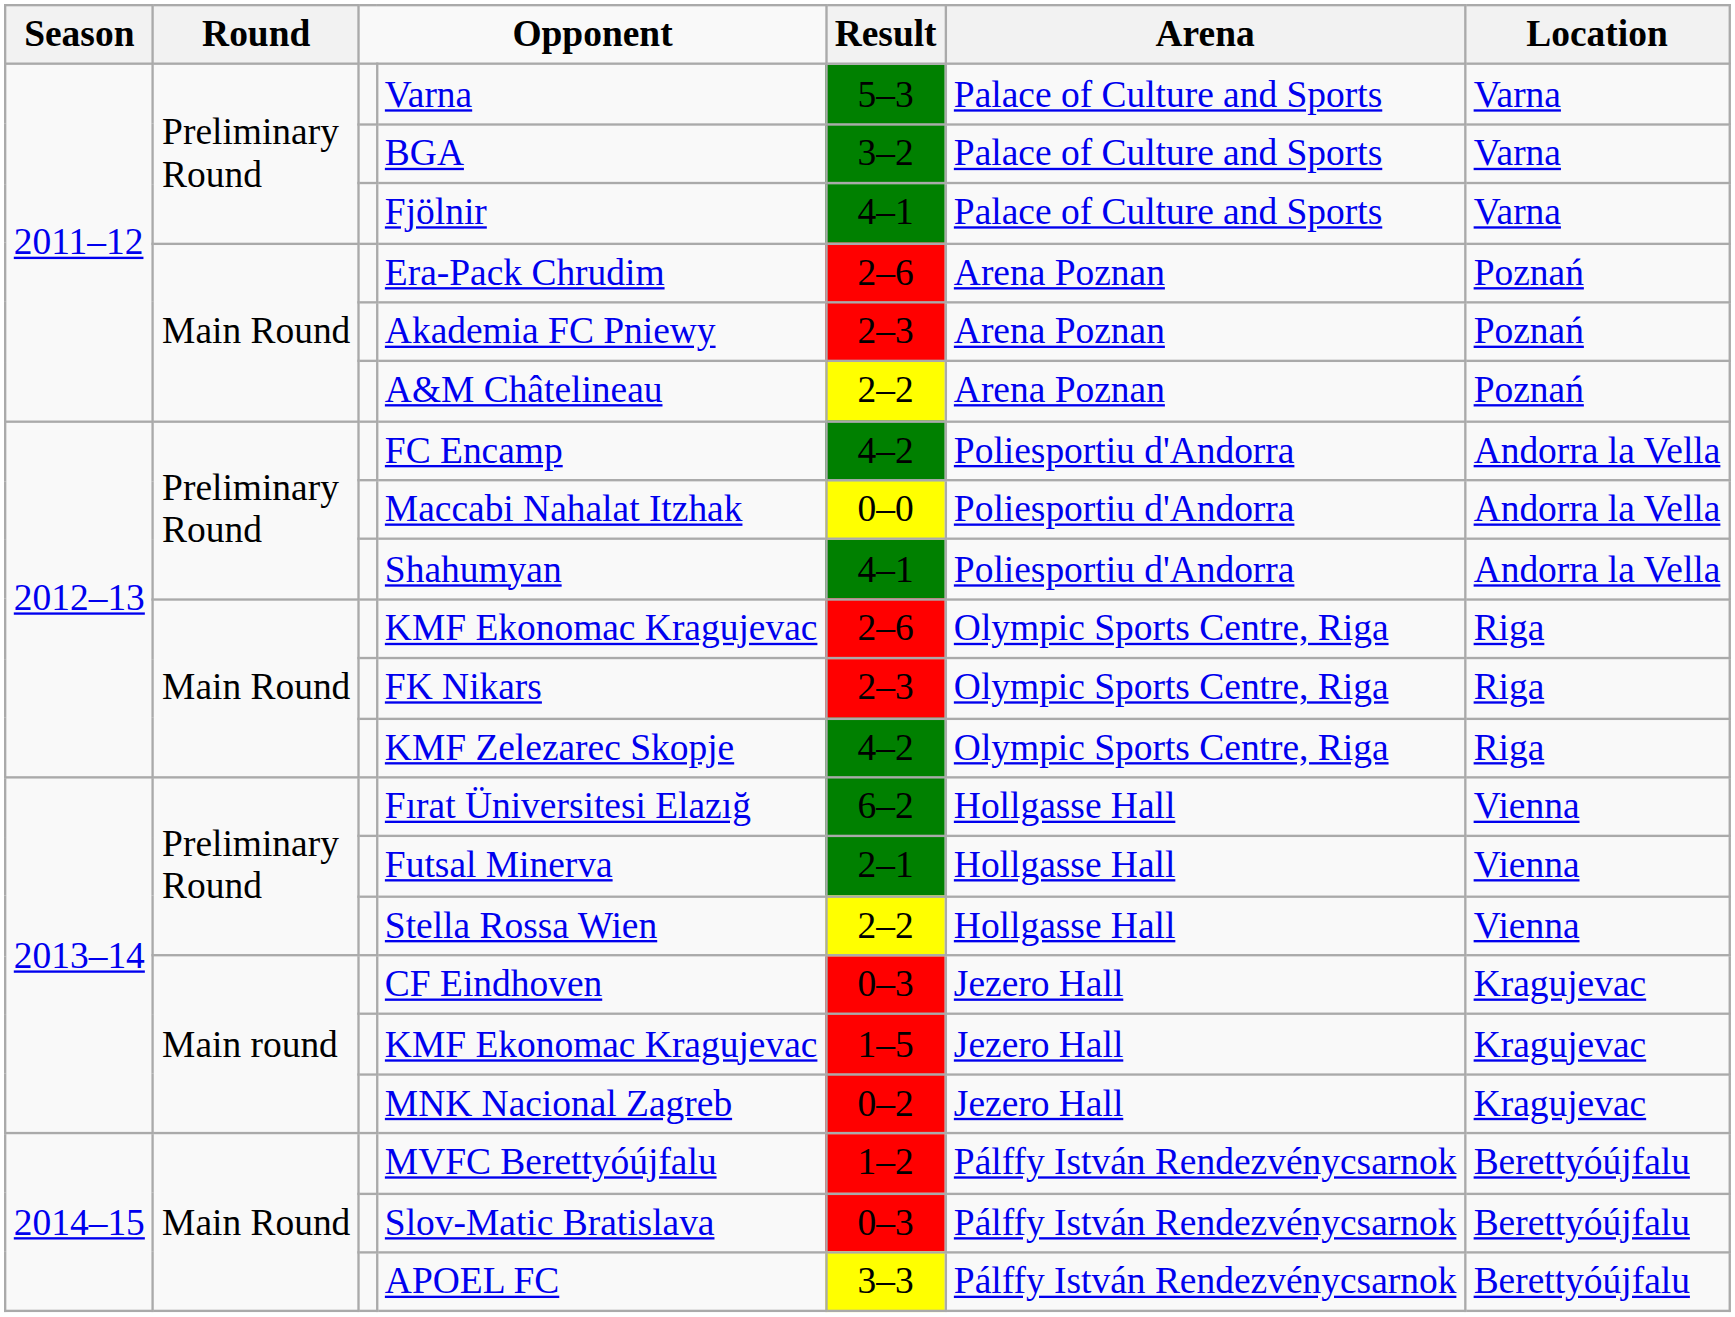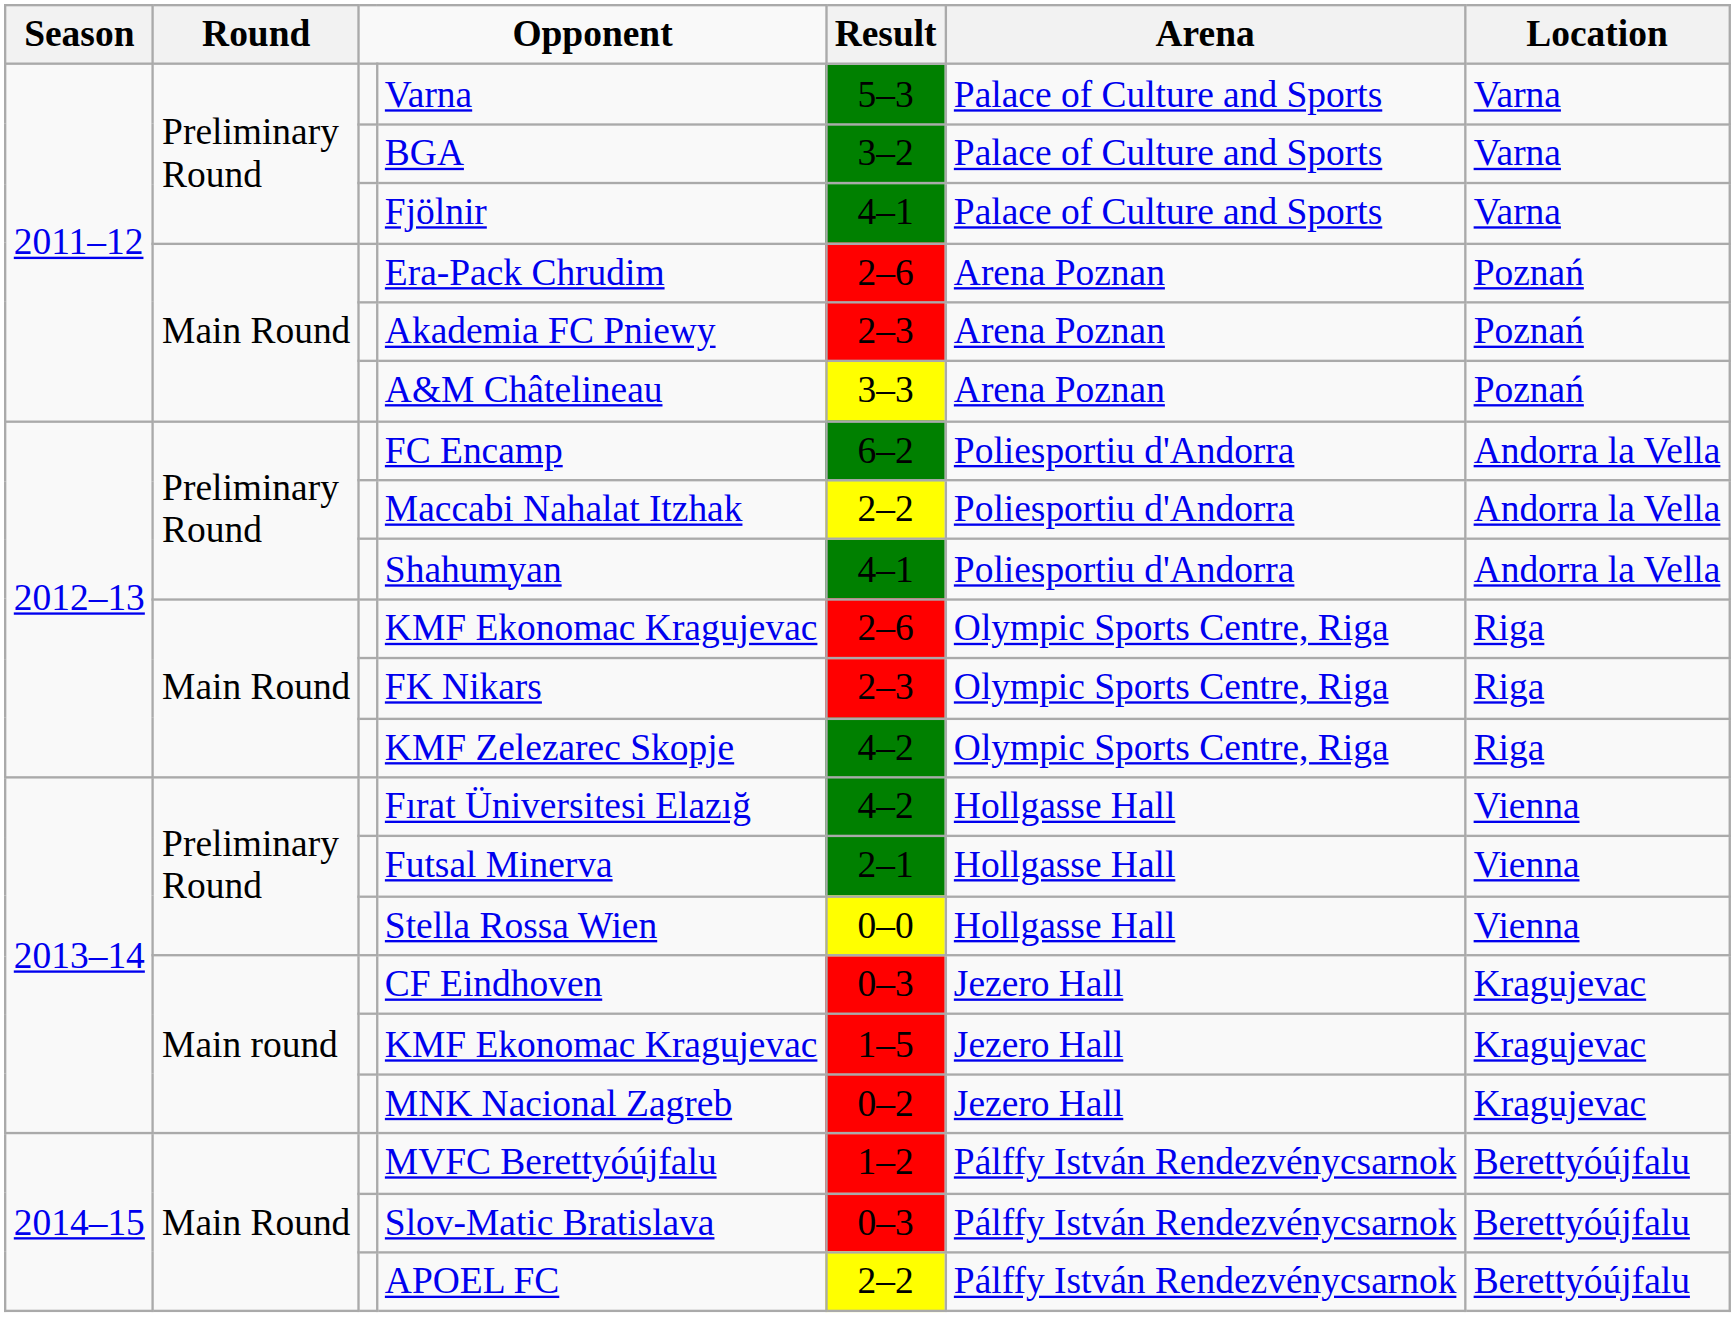(886, 390) 2–2 -> (886, 390) 3–3
(886, 449) 4–2 -> (886, 449) 6–2
(886, 509) 0–0 -> (886, 509) 2–2
(886, 806) 6–2 -> (886, 806) 4–2
(886, 924) 2–2 -> (886, 924) 0–0
(886, 1281) 3–3 -> (886, 1281) 2–2
